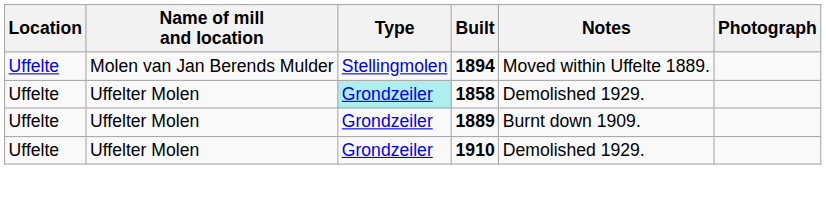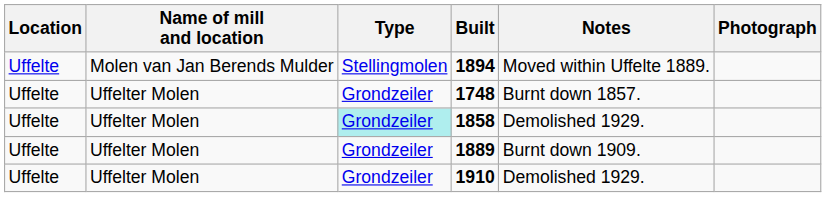+ row: (475, 94)
